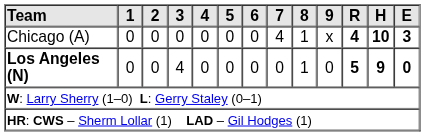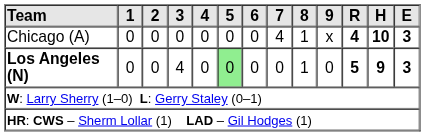(230, 67) no background -> (230, 67) lightgreen background
(407, 67) 0 -> (407, 67) 3
